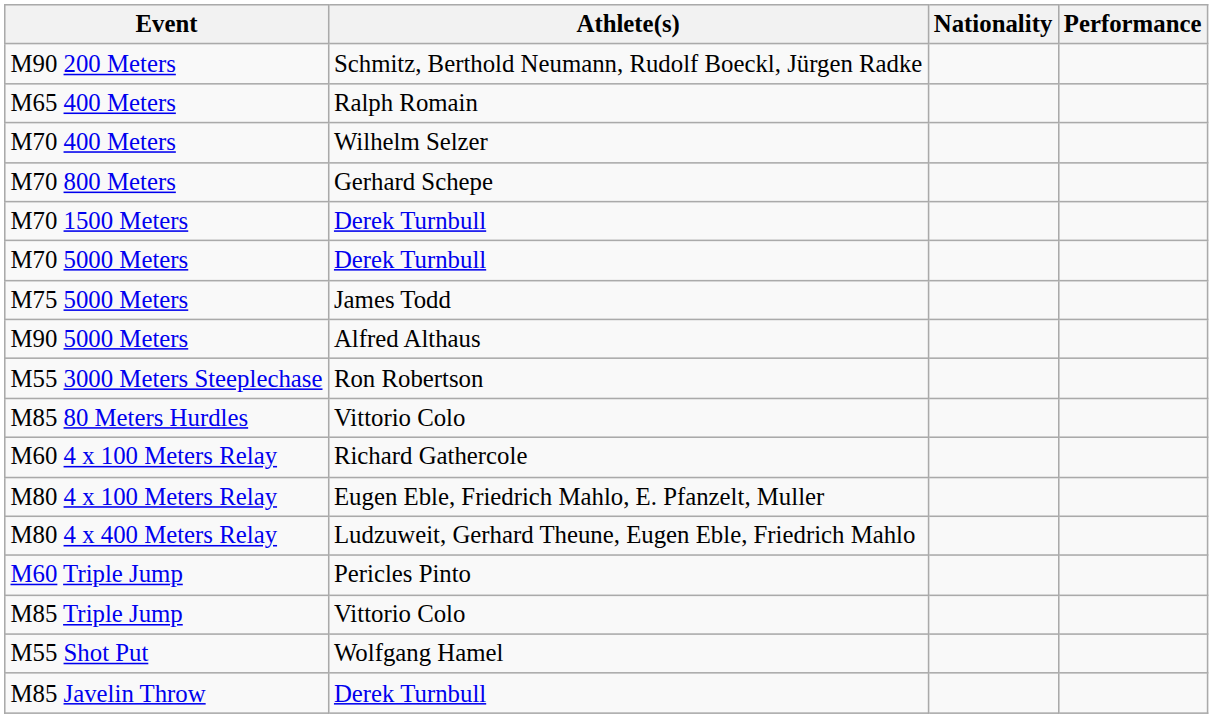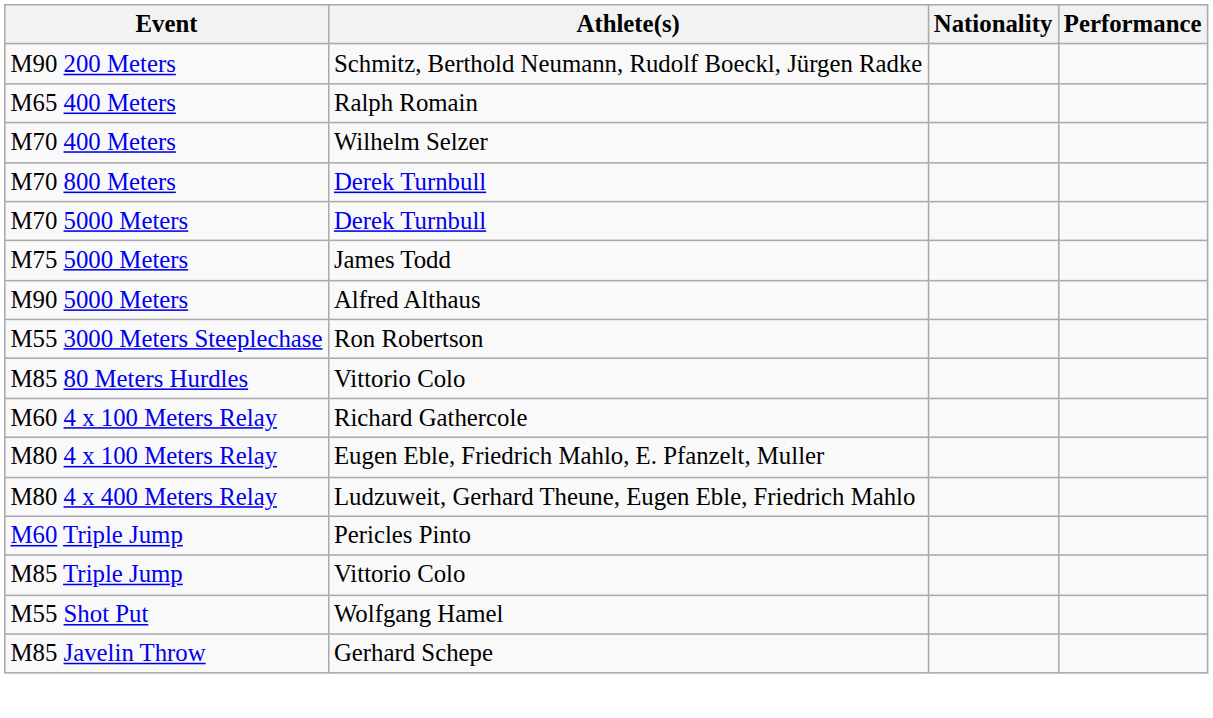(413, 181) Gerhard Schepe -> (410, 181) Derek Turnbull
- row: (99, 220)
(410, 692) Derek Turnbull -> (413, 653) Gerhard Schepe
